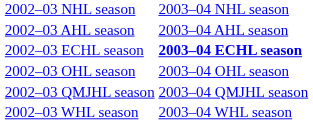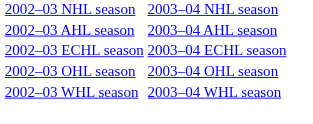(230, 50) bold -> (217, 50) normal
- row: (80, 92)
